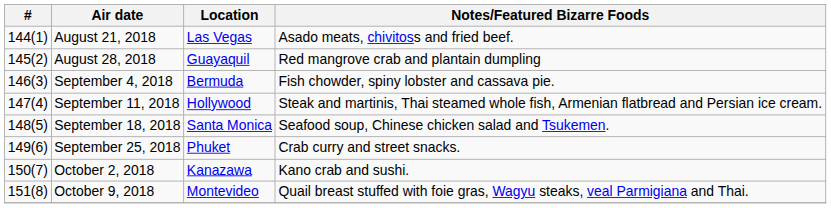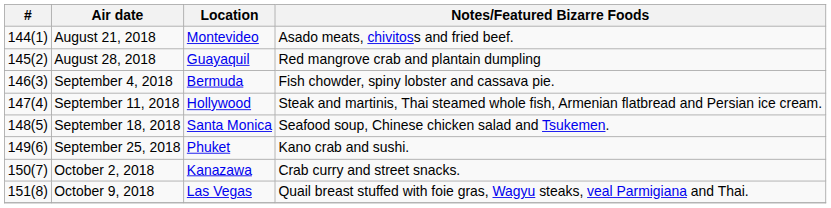(219, 37) Las Vegas -> (223, 37) Montevideo
(369, 147) Crab curry and street snacks. -> (344, 147) Kano crab and sushi.
(344, 170) Kano crab and sushi. -> (369, 170) Crab curry and street snacks.
(223, 192) Montevideo -> (219, 192) Las Vegas
